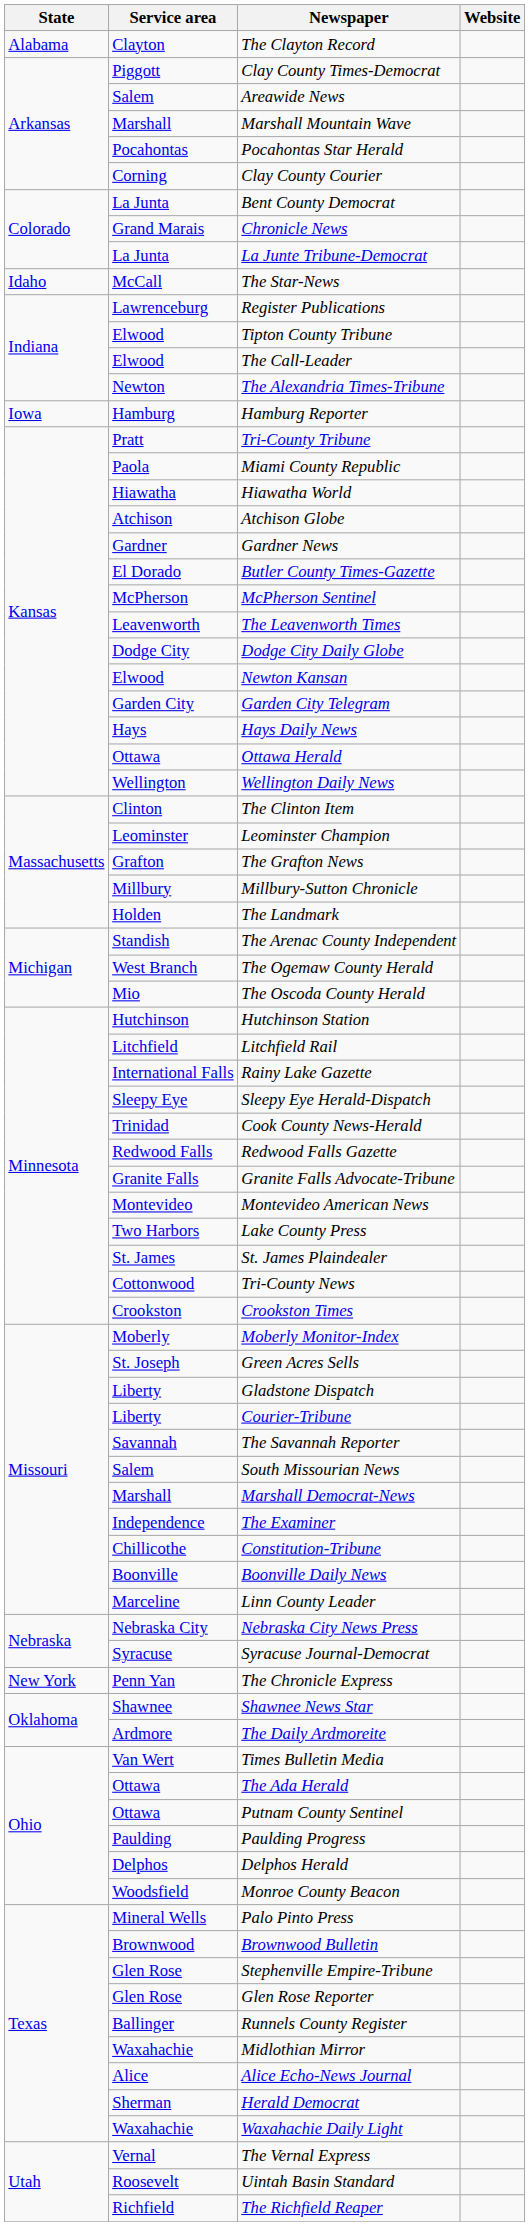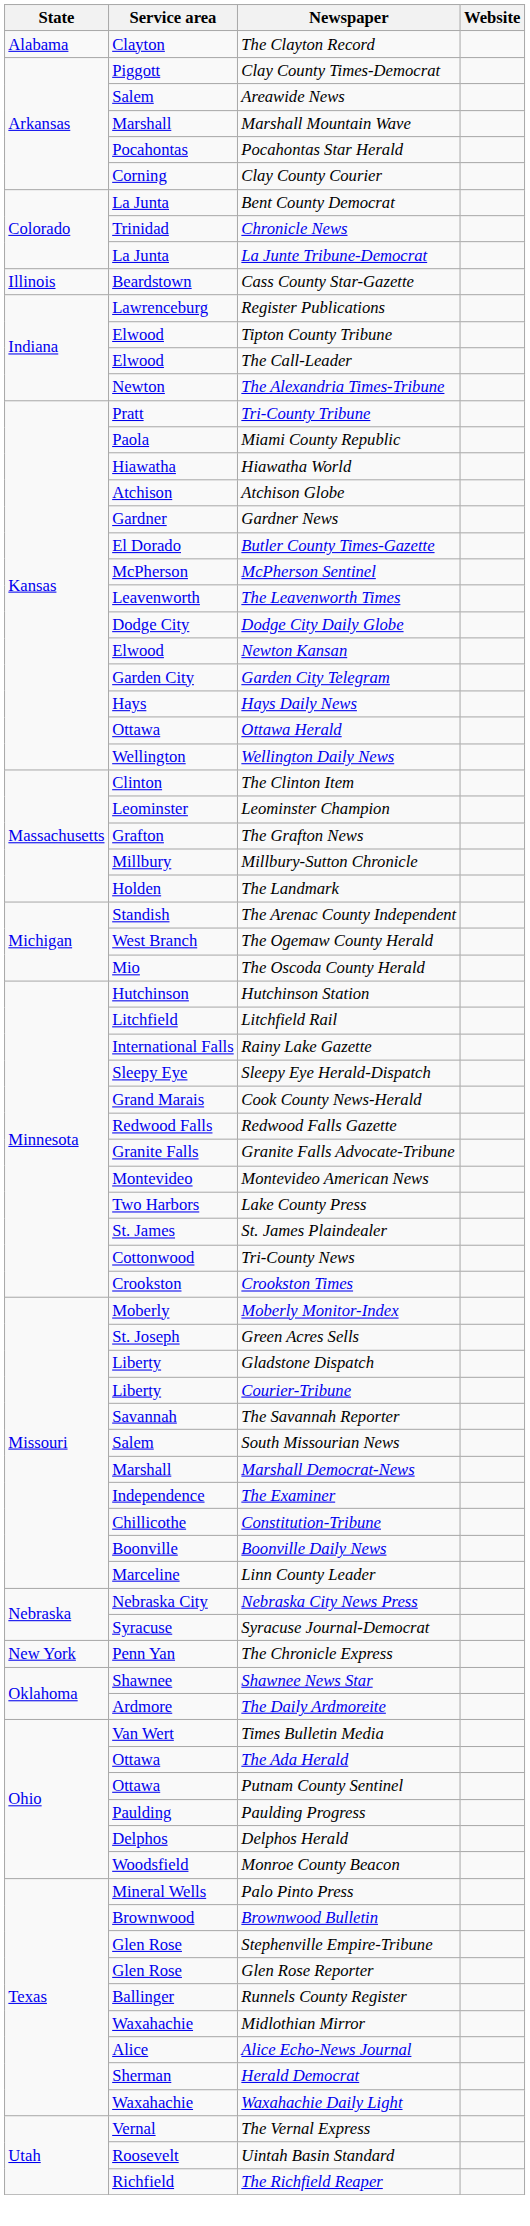(158, 228) Grand Marais -> (141, 228) Trinidad
- row: (290, 281)
+ row: (328, 281)
- row: (305, 413)
(141, 1126) Trinidad -> (158, 1099) Grand Marais
